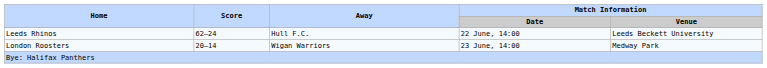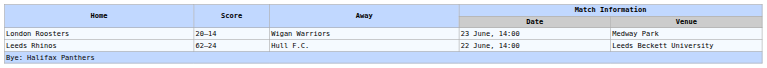rows swapped: (31, 33) <-> (38, 45)
